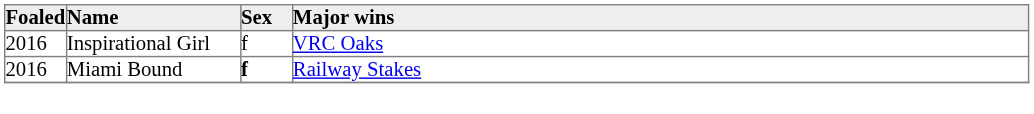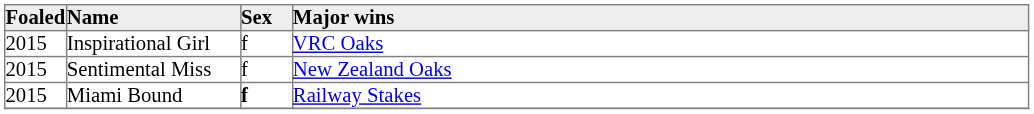(26, 43) 2016 -> (26, 43) 2015
+ row: (139, 69)
(26, 69) 2016 -> (26, 95) 2015
